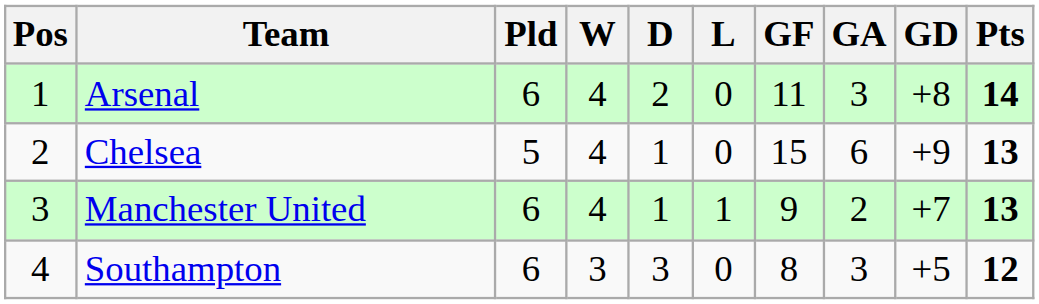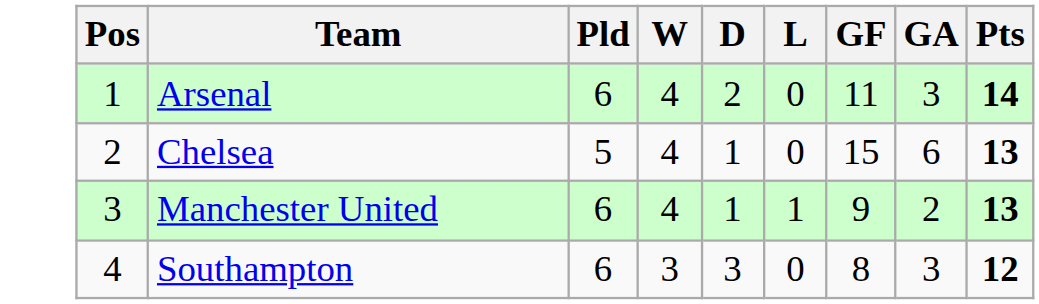- column: (931, 34)
